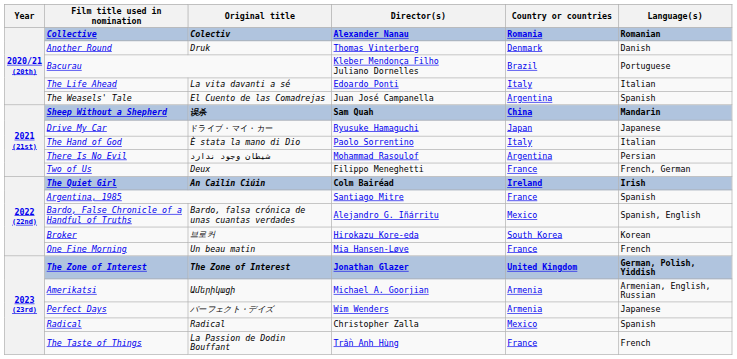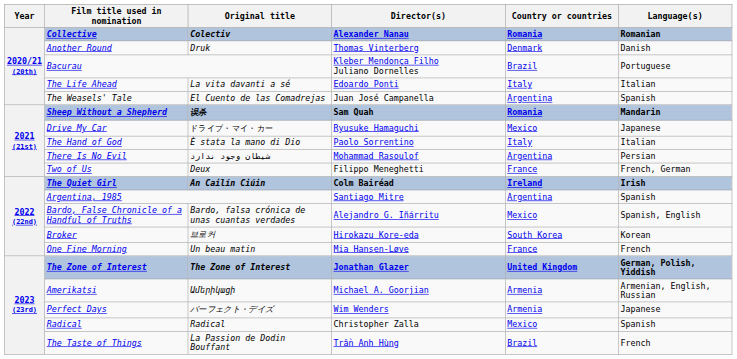(520, 113) China -> (525, 113) Romania
(520, 128) Japan -> (522, 128) Mexico
(522, 197) France -> (530, 197) Argentina
(522, 343) France -> (522, 343) Brazil
